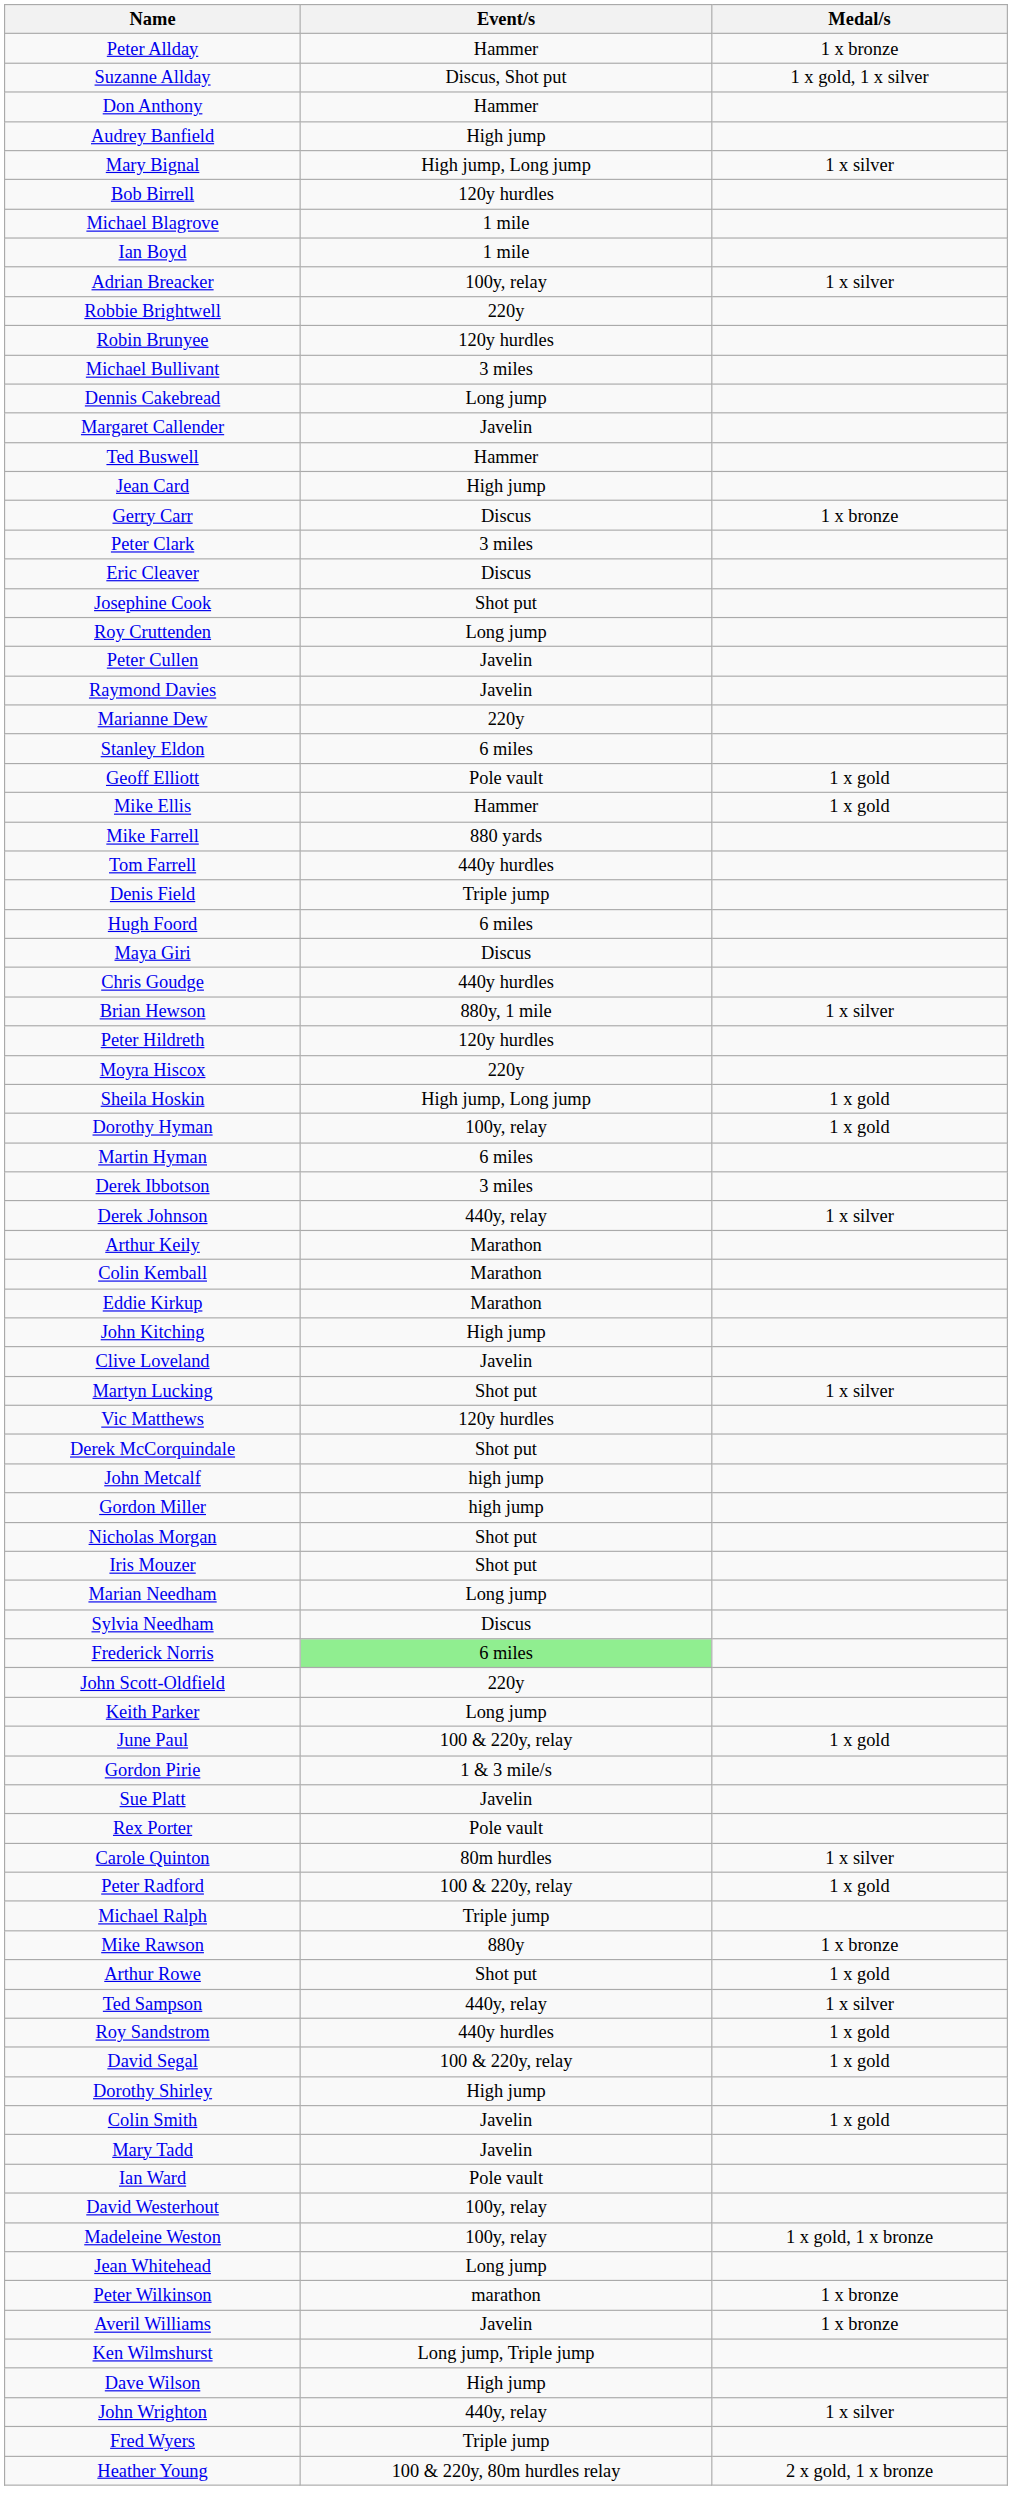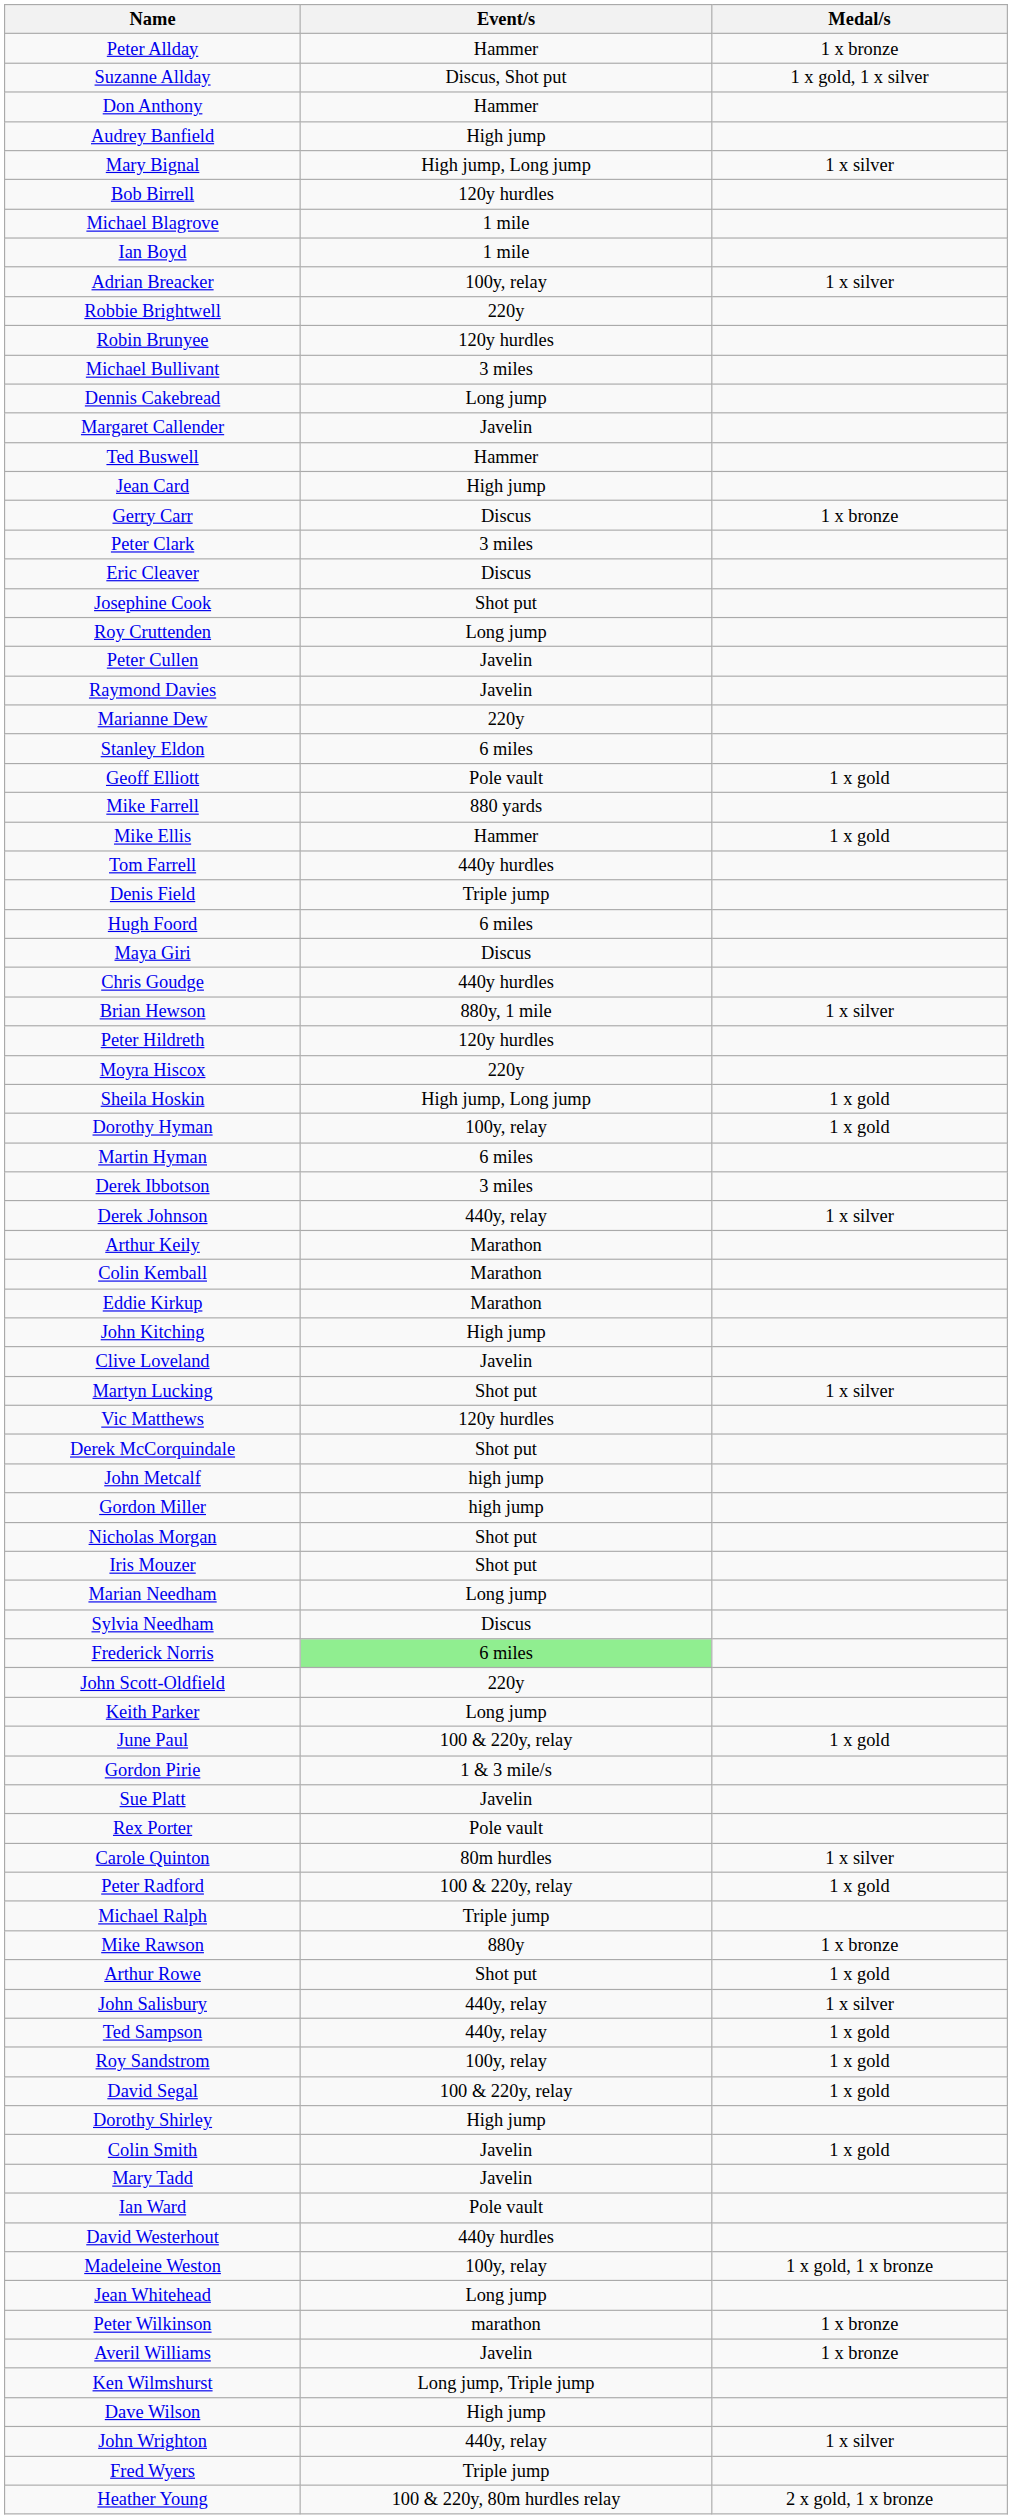rows swapped: (153, 806) <-> (153, 836)
+ row: (153, 2003)
(860, 2003) 1 x silver -> (860, 2032) 1 x gold
(506, 2032) 440y hurdles -> (506, 2061) 100y, relay
(506, 2207) 100y, relay -> (506, 2236) 440y hurdles
